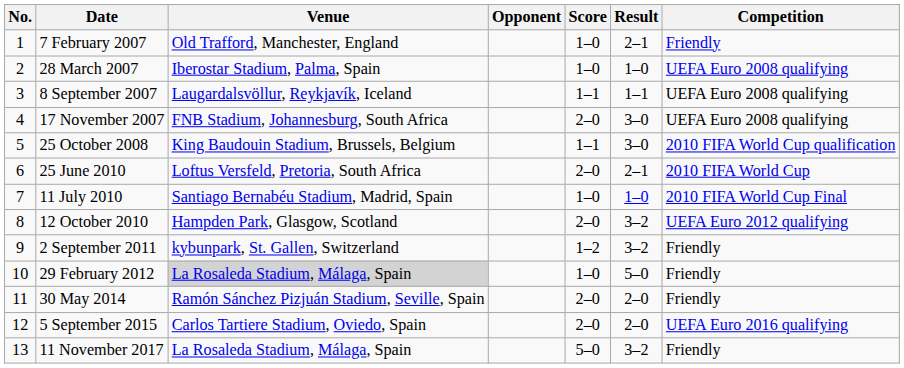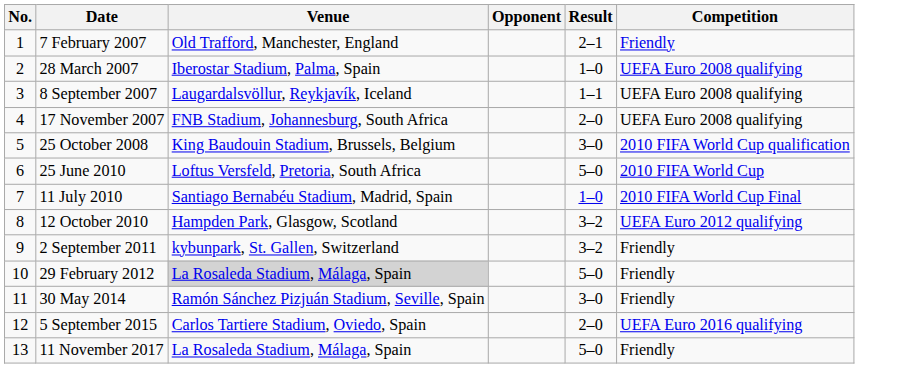- column: (588, 17)
(636, 119) 3–0 -> (591, 119) 2–0
(636, 171) 2–1 -> (591, 171) 5–0
(636, 299) 2–0 -> (591, 299) 3–0
(636, 350) 3–2 -> (591, 350) 5–0
